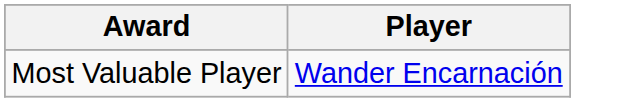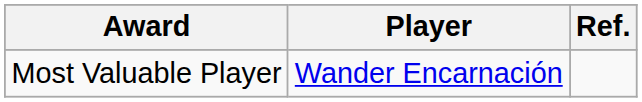+ column: (603, 27)
